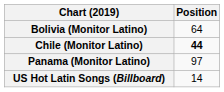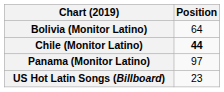(197, 78) 14 -> (197, 78) 23
